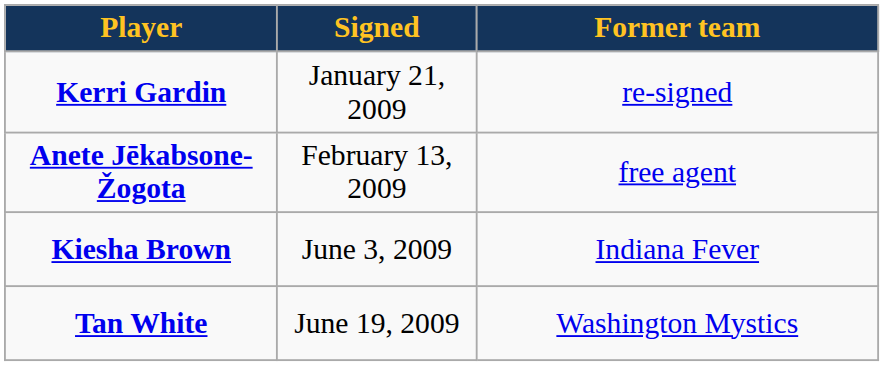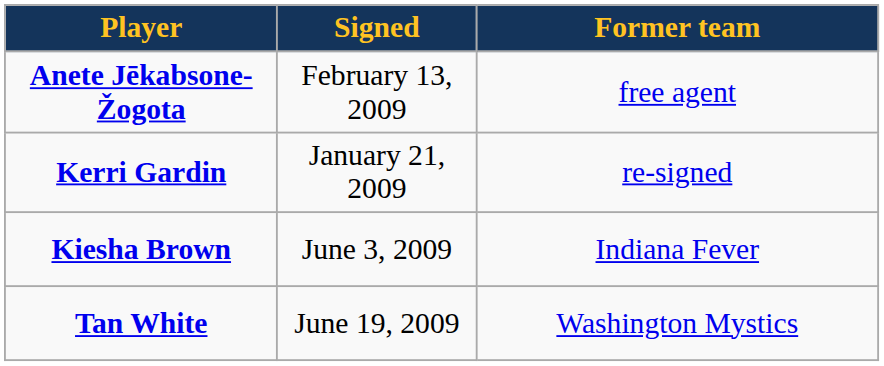rows swapped: (141, 91) <-> (141, 171)
